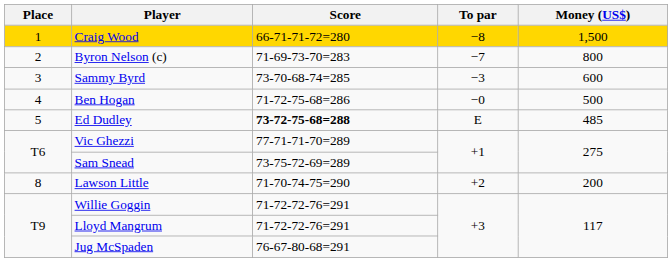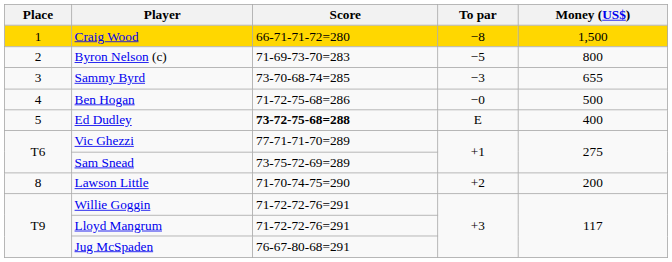(478, 57) −7 -> (478, 57) −5
(593, 78) 600 -> (593, 78) 655
(593, 120) 485 -> (593, 120) 400
